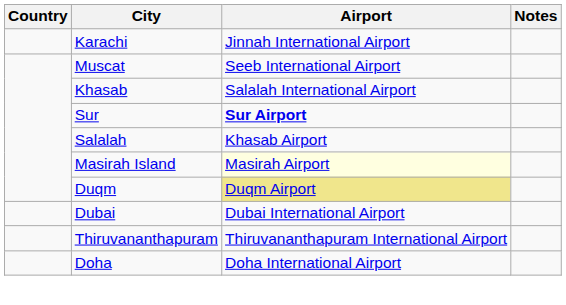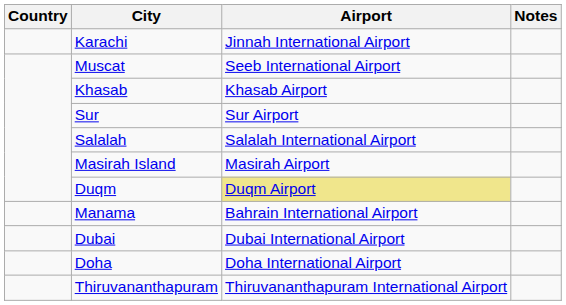(320, 90) Salalah International Airport -> (276, 90) Khasab Airport
(266, 115) bold -> (262, 115) normal
(276, 139) Khasab Airport -> (320, 139) Salalah International Airport
(277, 164) lightyellow background -> (277, 164) no background
+ row: (105, 213)
rows swapped: (93, 262) <-> (146, 238)
